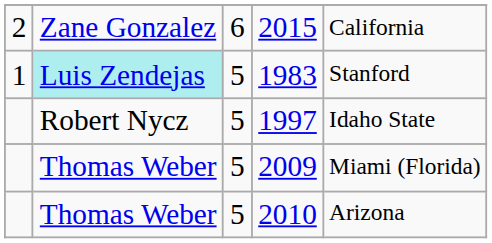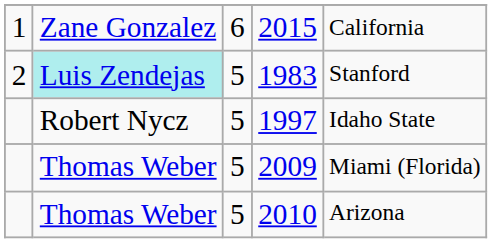(19, 27) 2 -> (19, 27) 1
(19, 74) 1 -> (19, 74) 2
